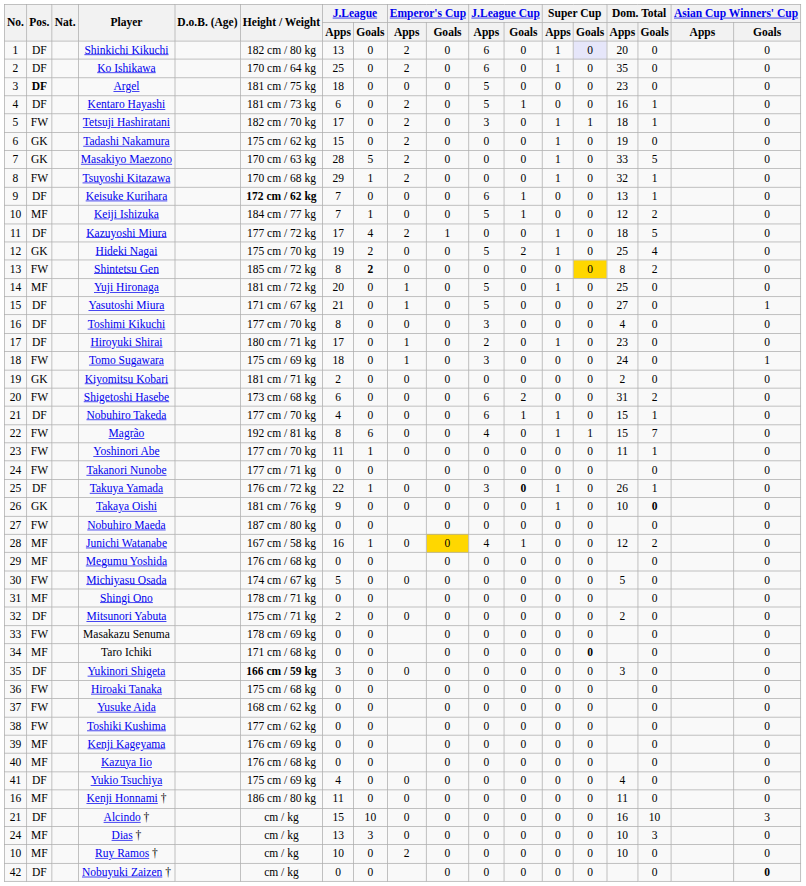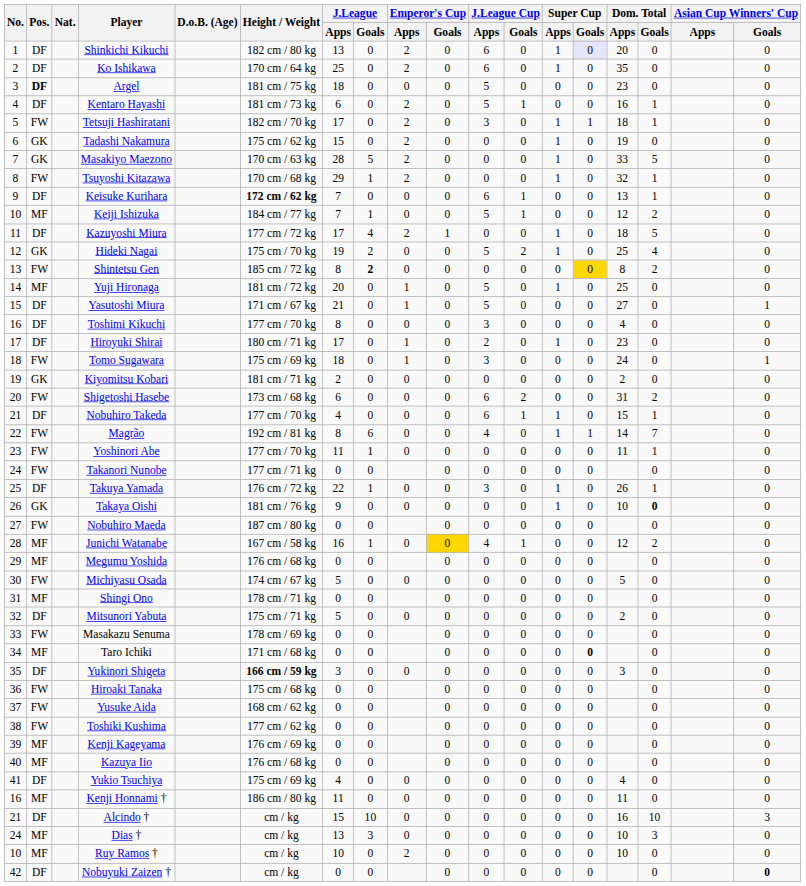(622, 433) 15 -> (622, 433) 14
(523, 488) bold -> (523, 488) normal
(338, 616) 2 -> (338, 616) 5
